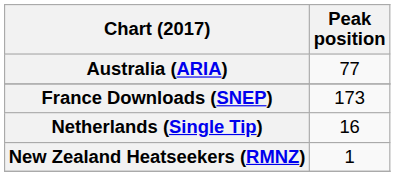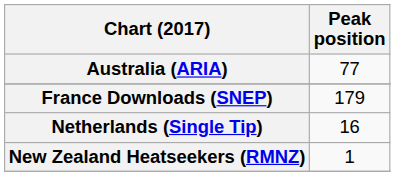(350, 98) 173 -> (350, 98) 179
